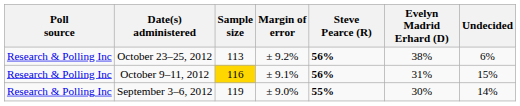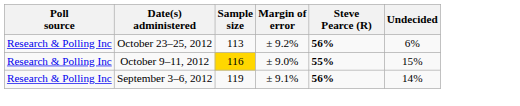- column: (422, 25)
(282, 74) ± 9.1% -> (282, 61) ± 9.0%
(323, 74) 56% -> (323, 61) 55%
(282, 91) ± 9.0% -> (282, 79) ± 9.1%
(323, 91) 55% -> (323, 79) 56%
